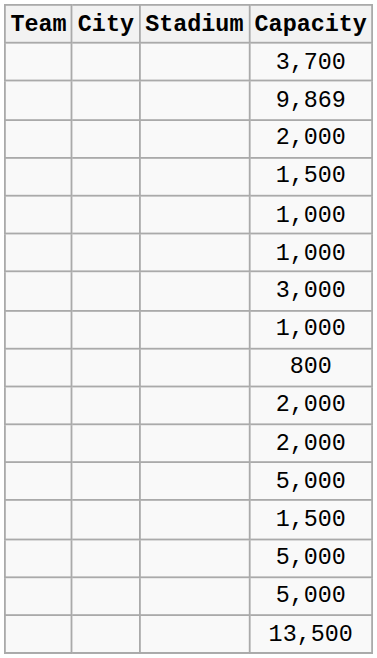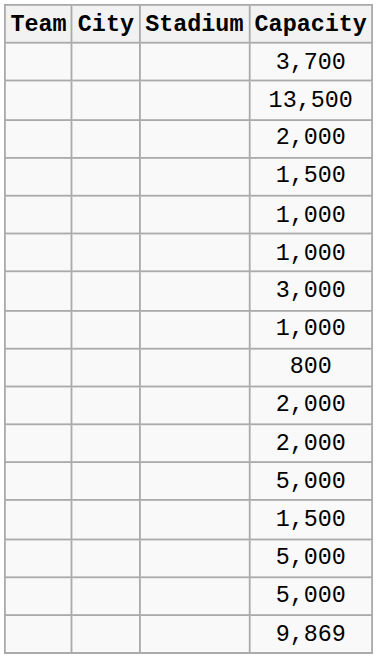rows swapped: (39, 634) <-> (39, 100)
